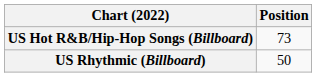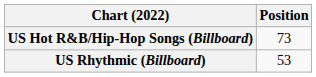(284, 60) 50 -> (284, 60) 53
